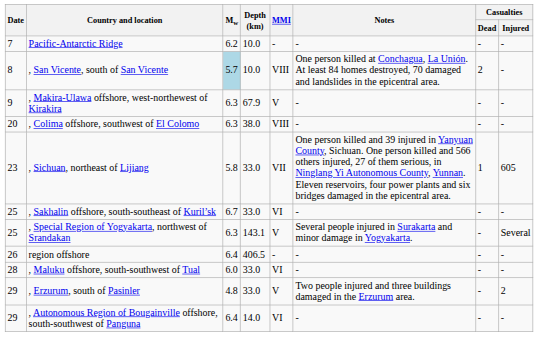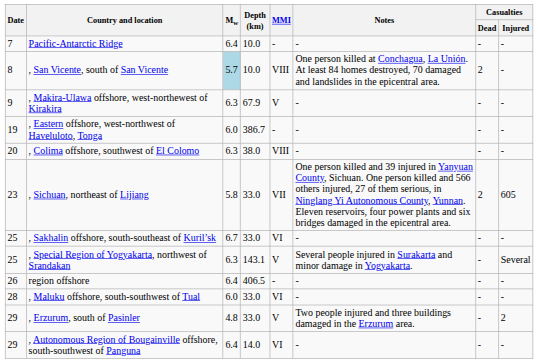(232, 43) 6.2 -> (232, 43) 6.4
+ row: (102, 130)
(480, 168) 1 -> (480, 195) 2
